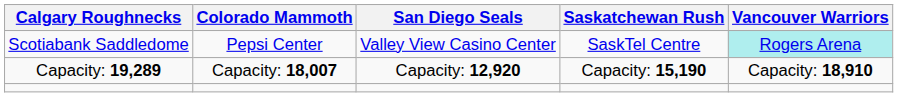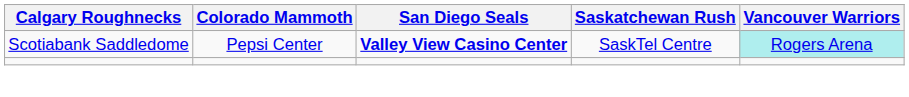(458, 44) normal -> (464, 44) bold
- row: (99, 70)
